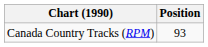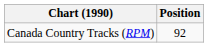(180, 32) 93 -> (180, 32) 92
